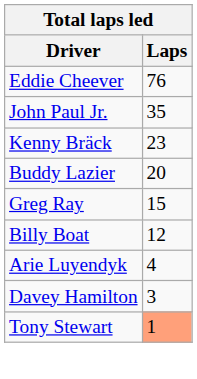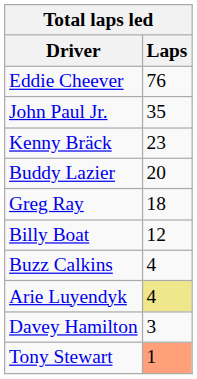(156, 204) 15 -> (156, 204) 18
+ row: (61, 265)
(151, 265) no background -> (151, 296) khaki background
